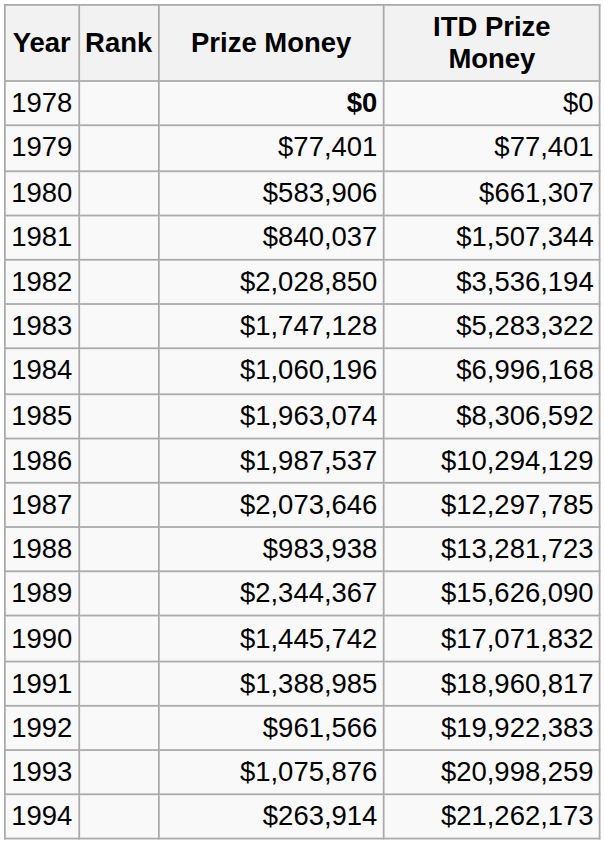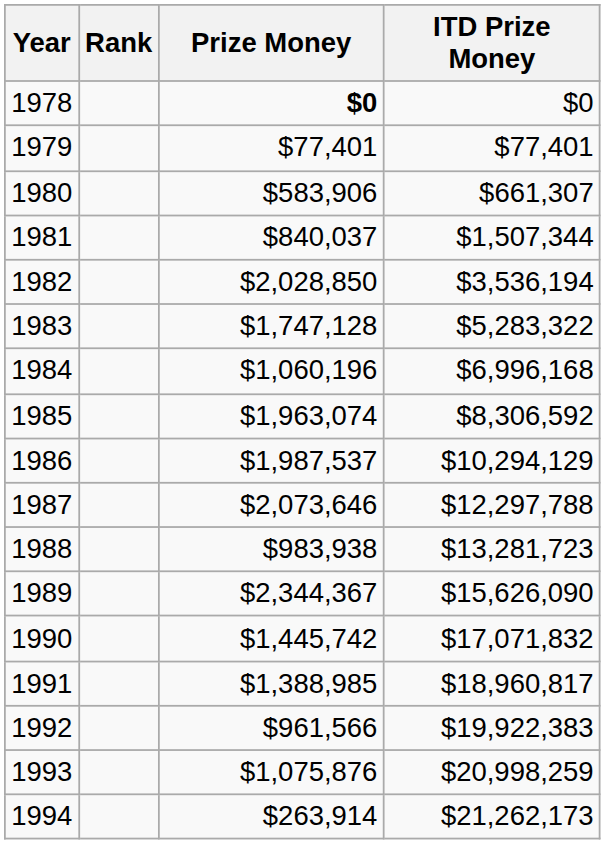(517, 503) $12,297,785 -> (517, 503) $12,297,788
